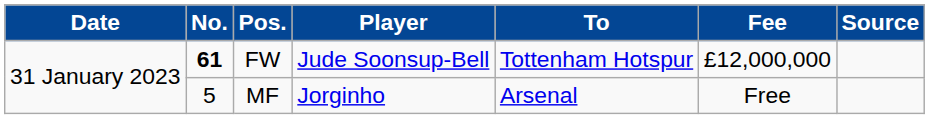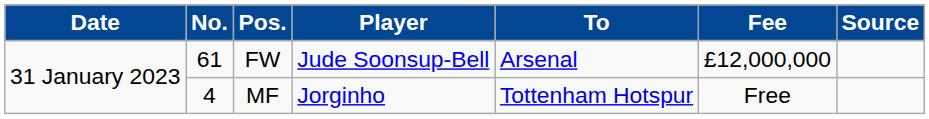(209, 58) bold -> (209, 58) normal
(597, 58) Tottenham Hotspur -> (539, 58) Arsenal
(209, 95) 5 -> (209, 95) 4
(539, 95) Arsenal -> (597, 95) Tottenham Hotspur
